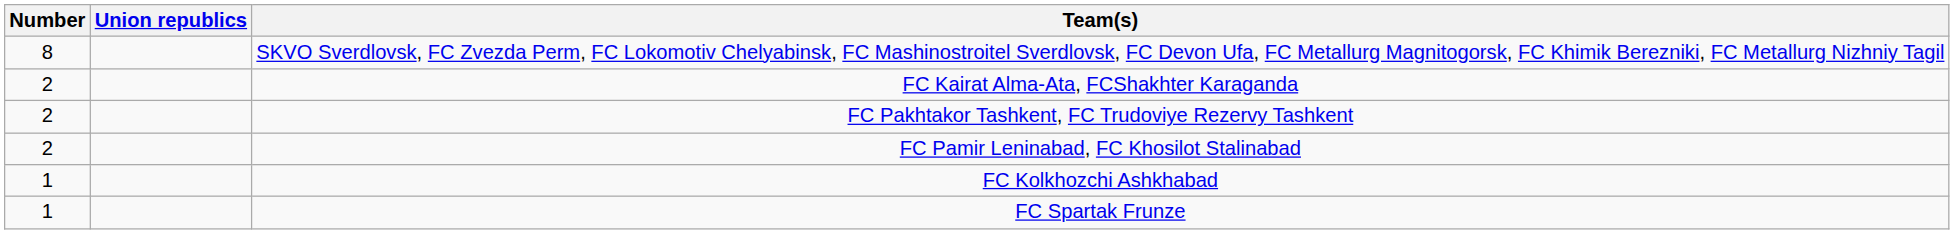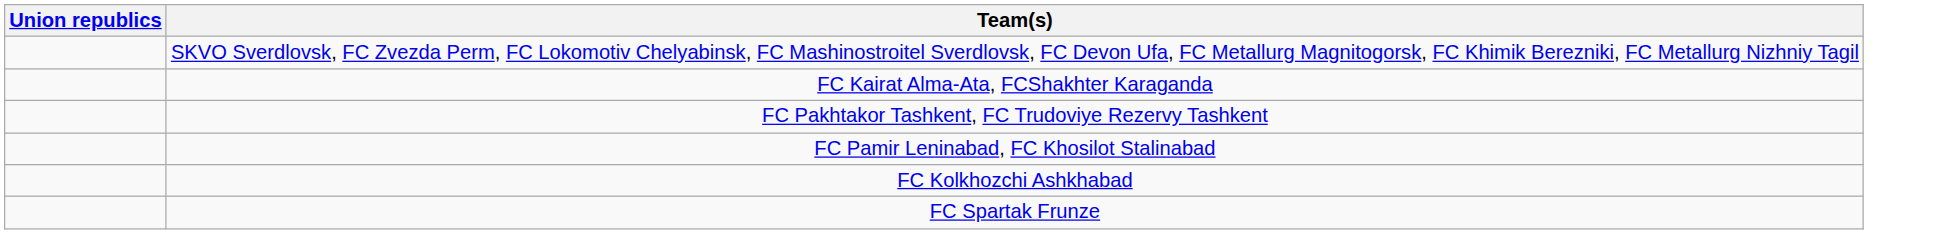- column: (47, 20)
